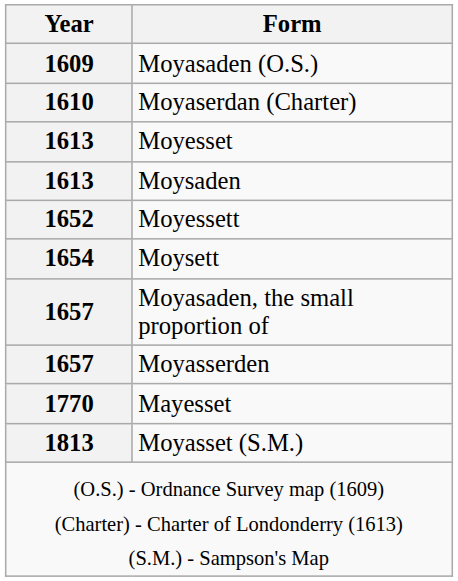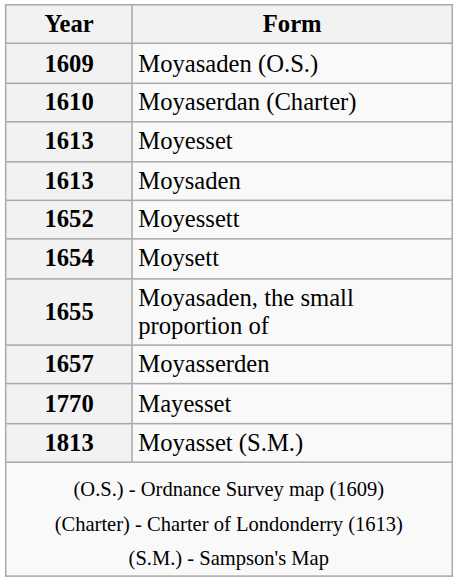(69, 311) 1657 -> (69, 311) 1655
